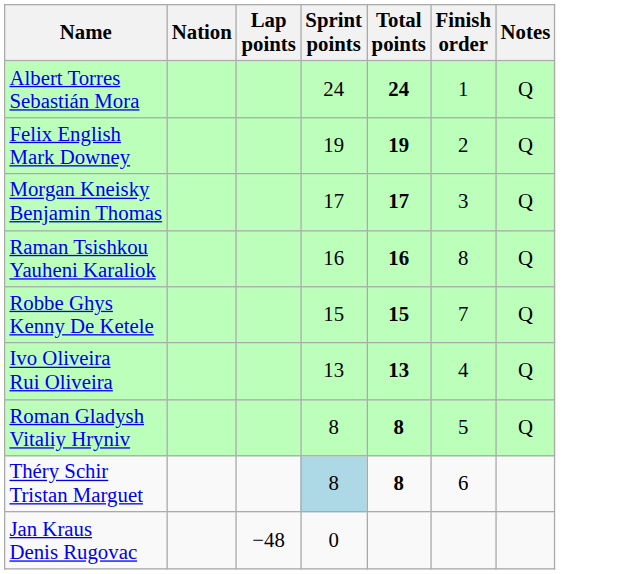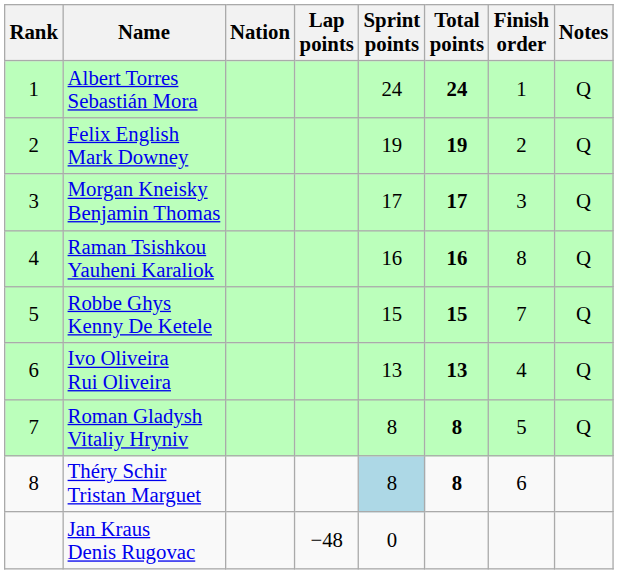+ column: (34, 32)
